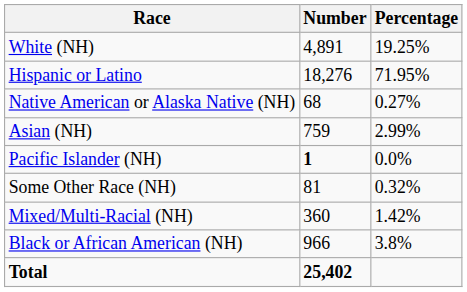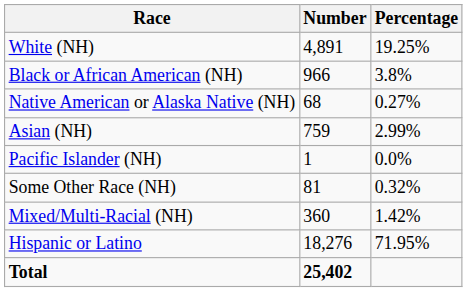rows swapped: (126, 243) <-> (75, 74)
(308, 159) bold -> (308, 159) normal
